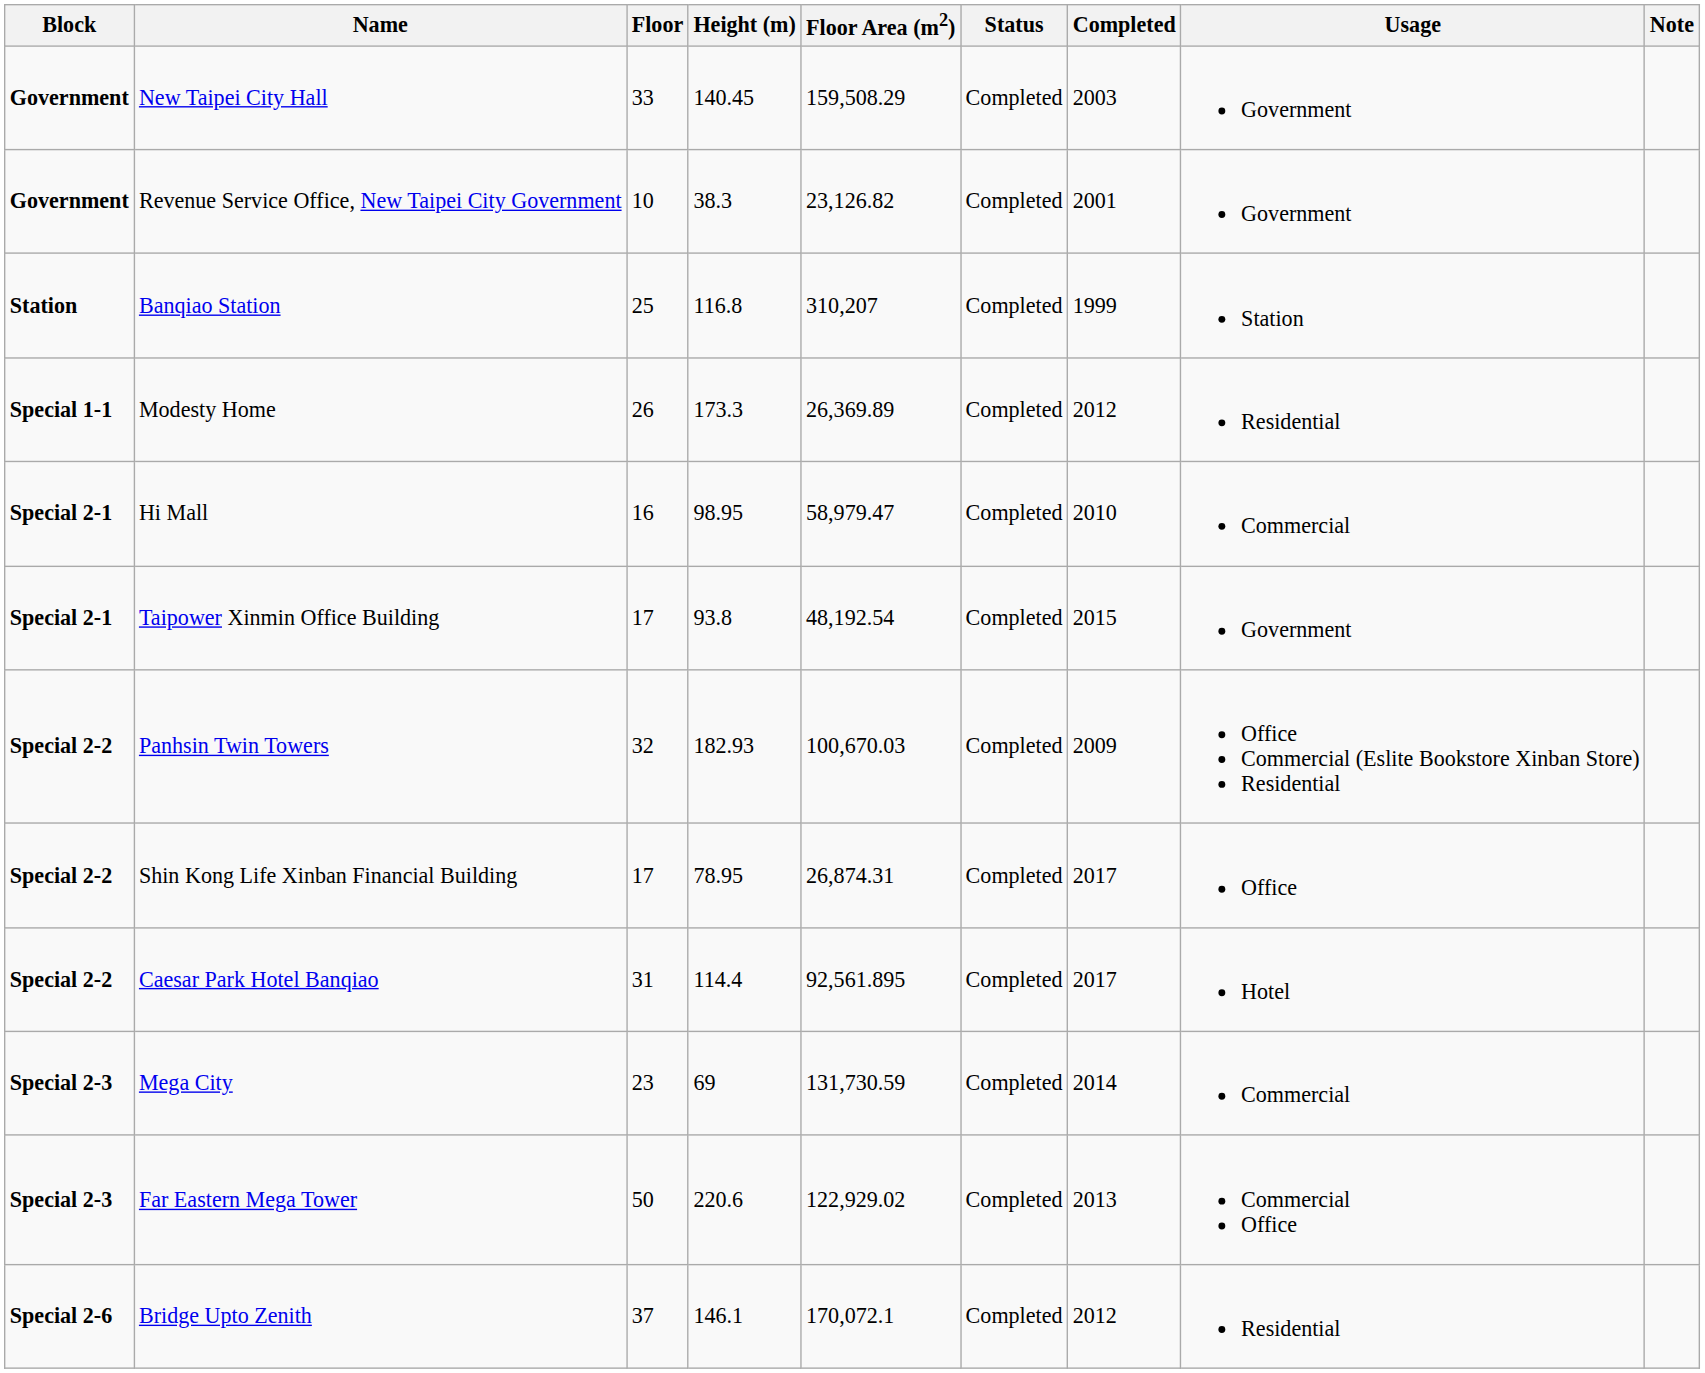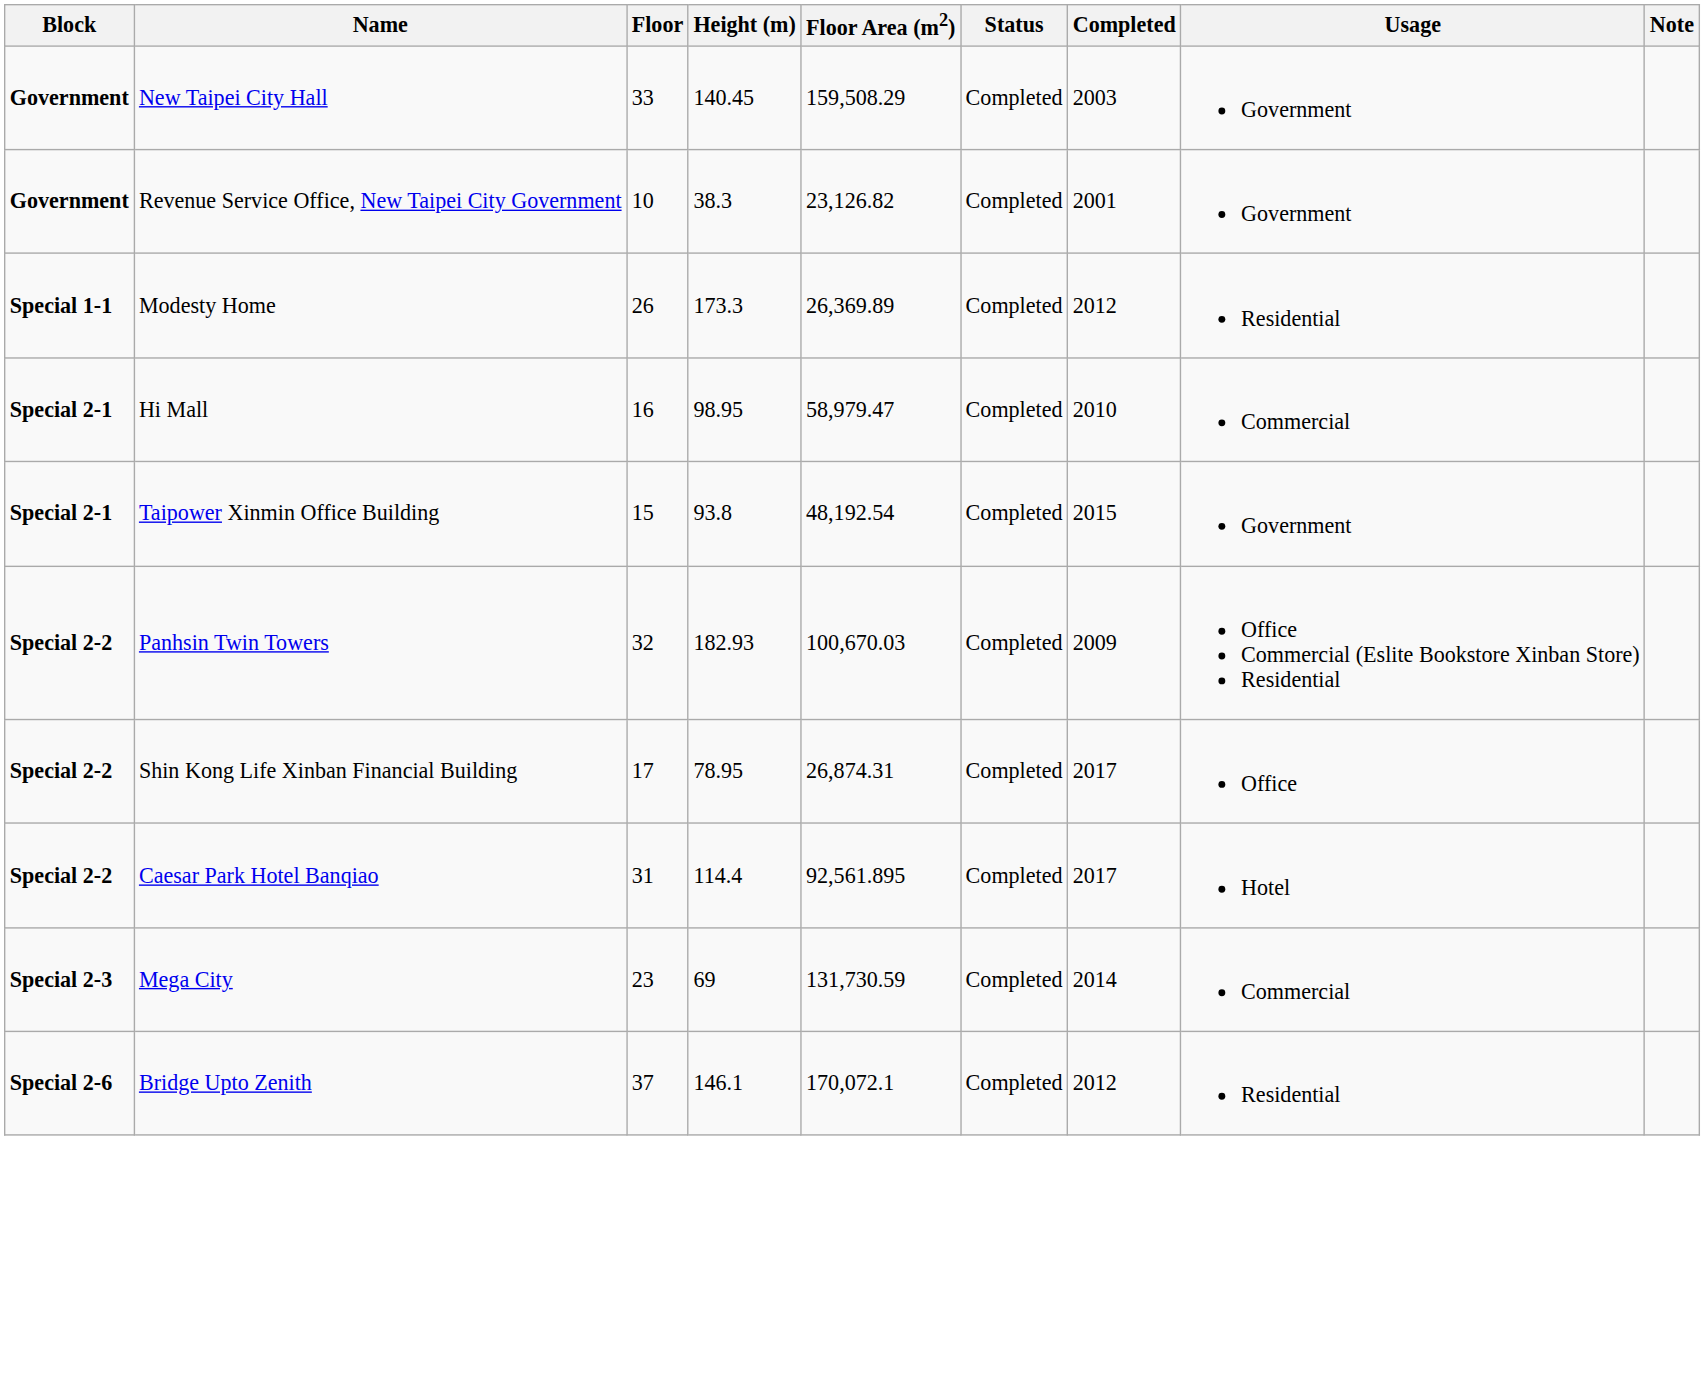- row: (210, 305)
(643, 617) 17 -> (643, 513) 15
- row: (248, 1199)
